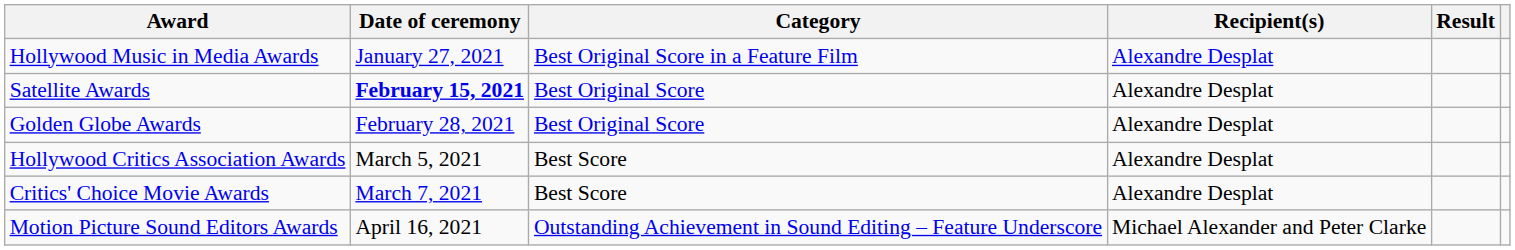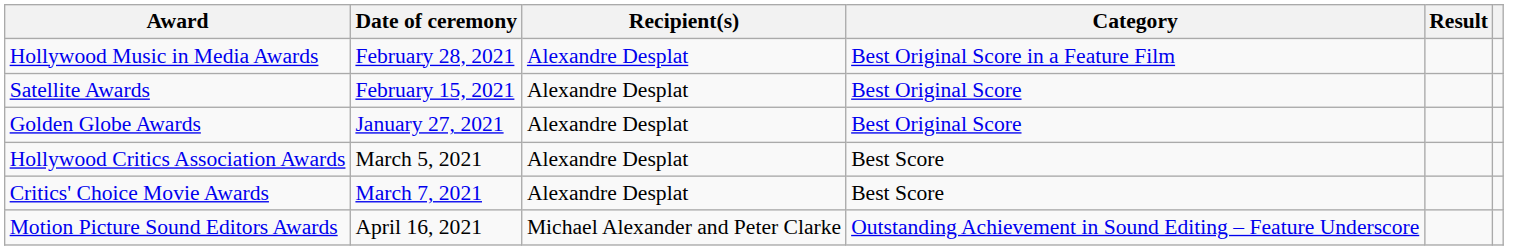columns swapped: (818, 21) <-> (1269, 21)
(430, 55) January 27, 2021 -> (435, 55) February 28, 2021
(440, 90) bold -> (435, 90) normal
(435, 124) February 28, 2021 -> (430, 124) January 27, 2021
